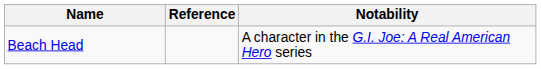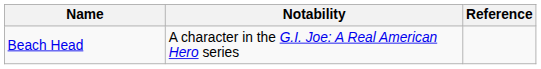columns swapped: (387, 15) <-> (202, 15)
